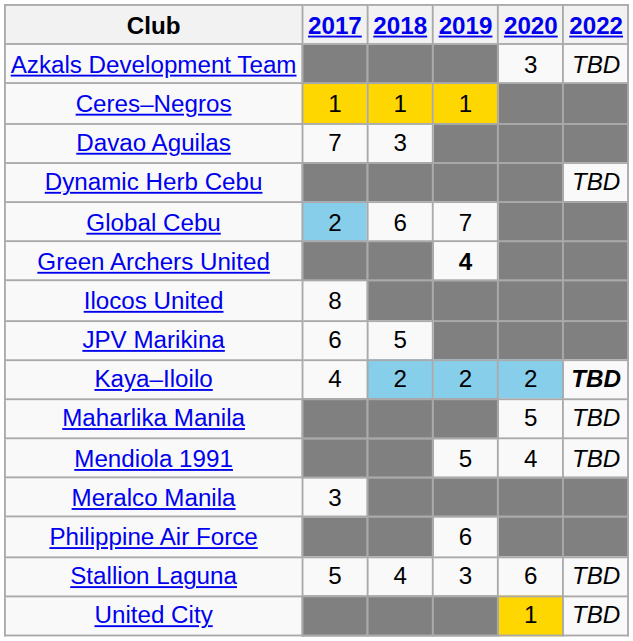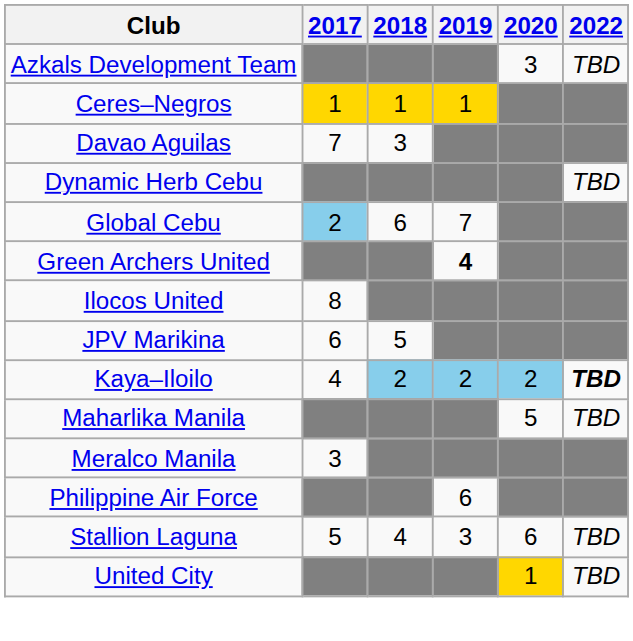- row: (154, 458)
